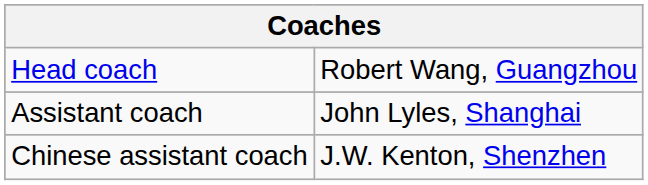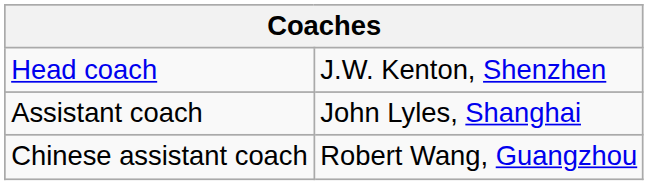(479, 69) Robert Wang, Guangzhou -> (463, 69) J.W. Kenton, Shenzhen
(463, 156) J.W. Kenton, Shenzhen -> (479, 156) Robert Wang, Guangzhou
